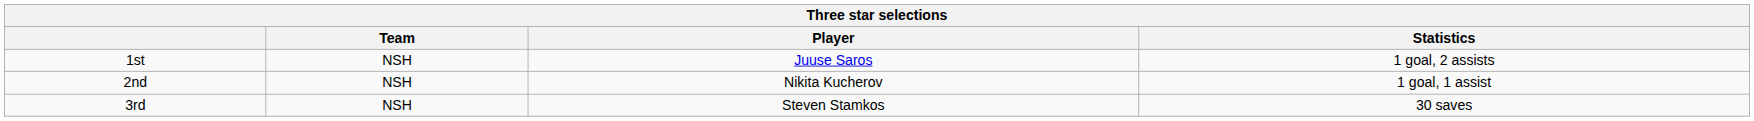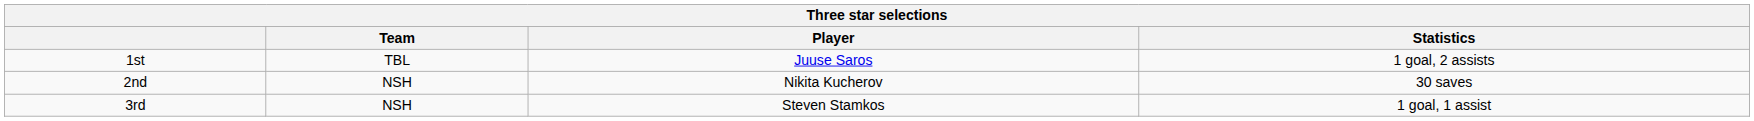(397, 60) NSH -> (397, 60) TBL
(1444, 82) 1 goal, 1 assist -> (1444, 82) 30 saves
(1444, 104) 30 saves -> (1444, 104) 1 goal, 1 assist
